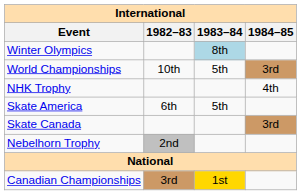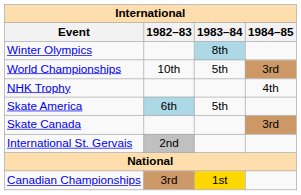(169, 106) no background -> (169, 106) lightblue background
+ row: (70, 143)
- row: (53, 143)
